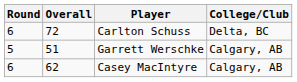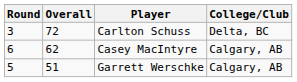(10, 31) 6 -> (10, 31) 3
rows swapped: (151, 49) <-> (147, 67)
